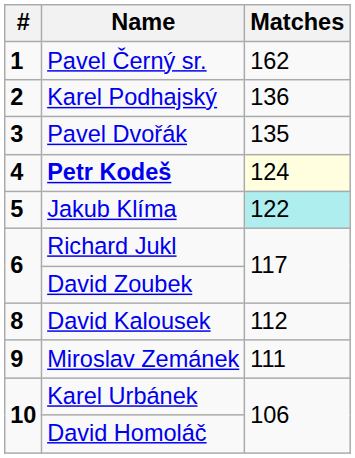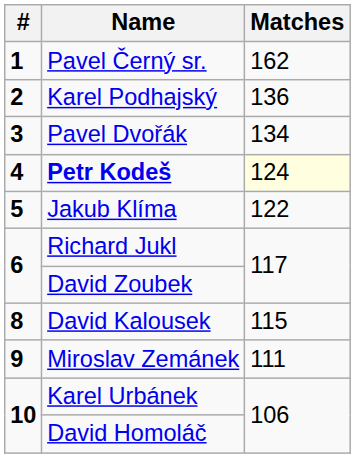(270, 135) 135 -> (270, 135) 134
(270, 209) paleturquoise background -> (270, 209) no background
(269, 321) 112 -> (269, 321) 115
